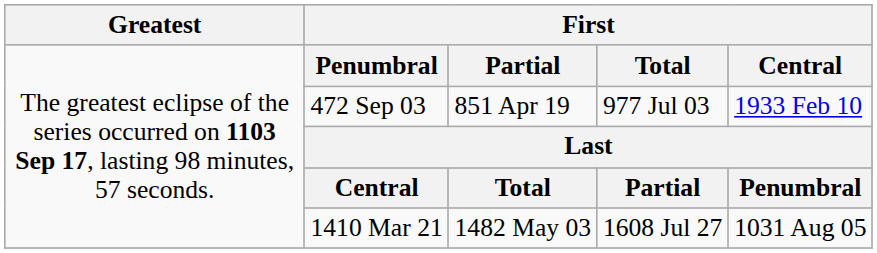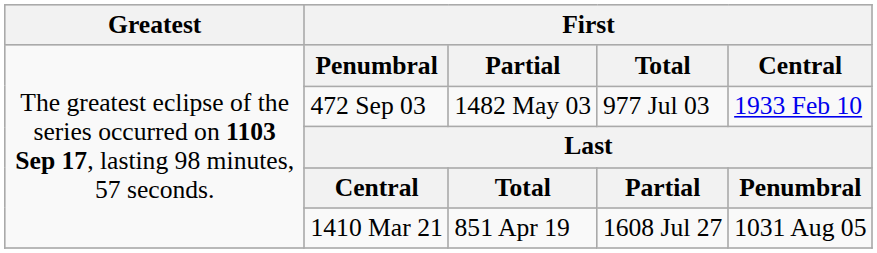(512, 106) 851 Apr 19 -> (523, 106) 1482 May 03
(523, 227) 1482 May 03 -> (512, 227) 851 Apr 19
